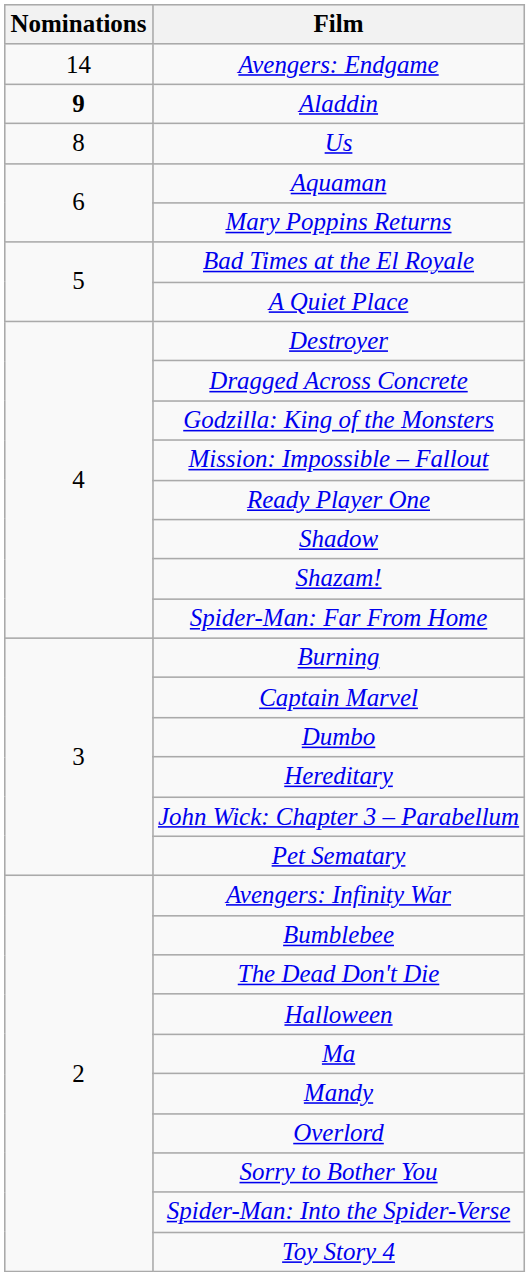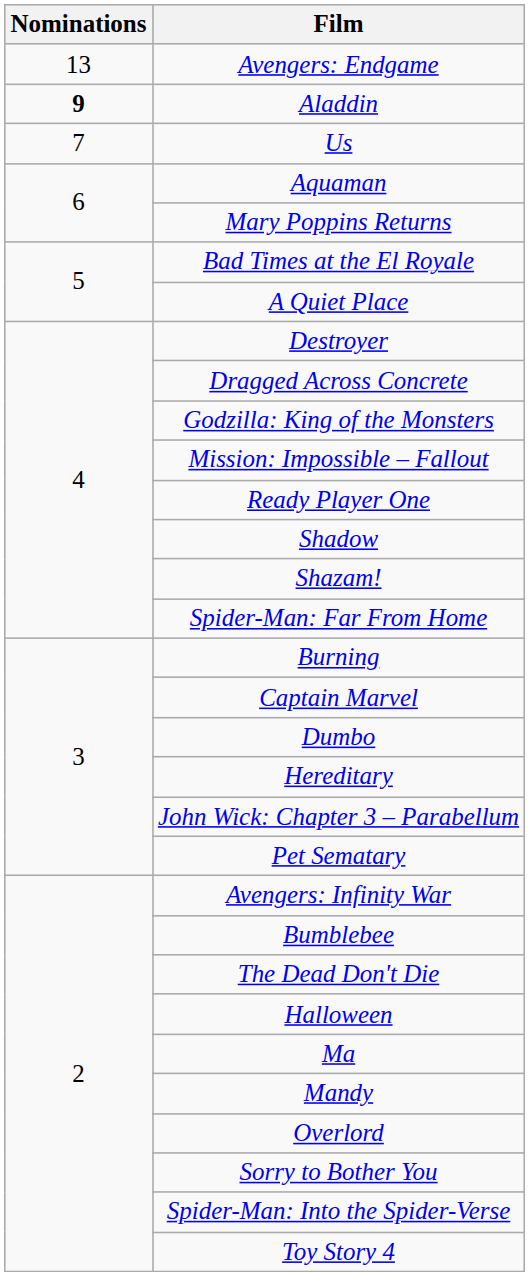(78, 63) 14 -> (78, 63) 13
(78, 143) 8 -> (78, 143) 7
